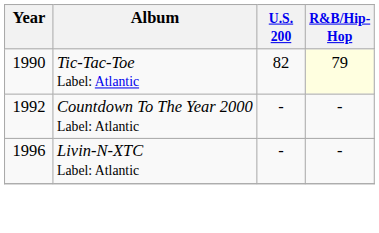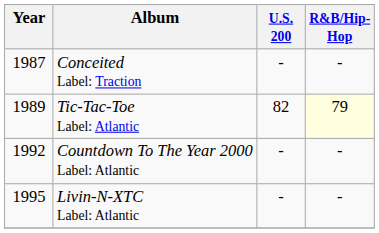+ row: (99, 71)
(29, 62) 1990 -> (29, 106) 1989
(29, 151) 1996 -> (29, 196) 1995
